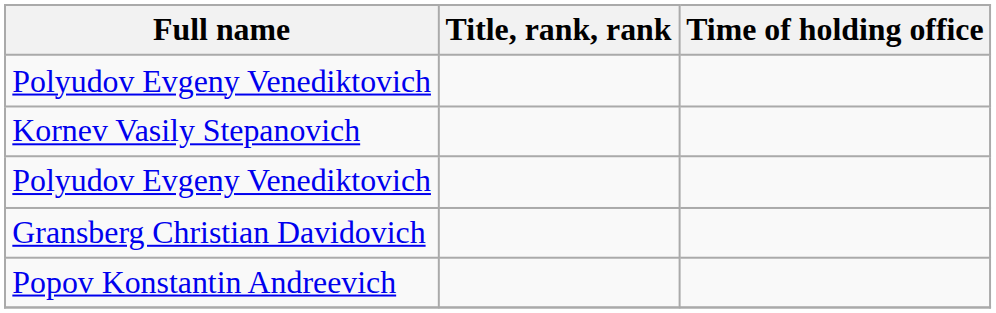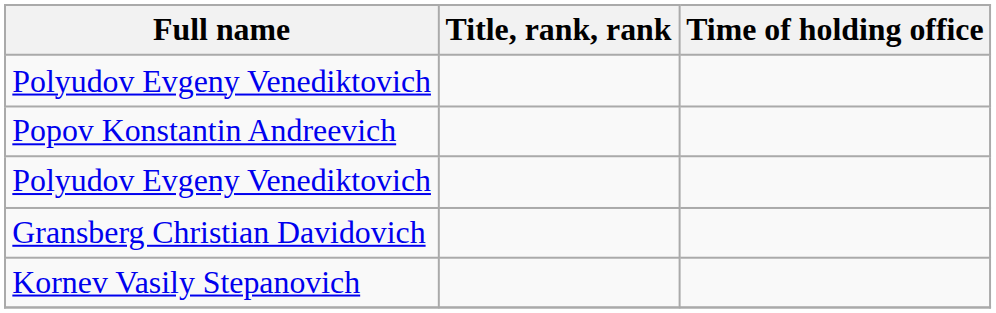rows swapped: (204, 282) <-> (186, 130)
